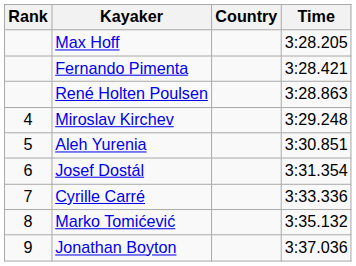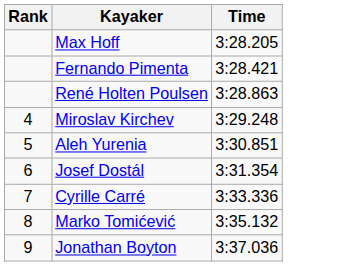- column: (246, 17)
